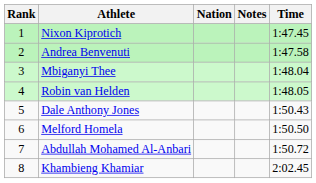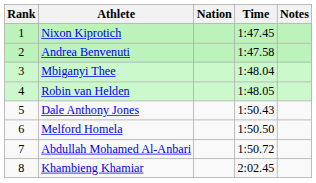columns swapped: (291, 14) <-> (252, 14)
